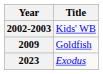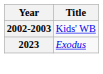- row: (29, 45)
